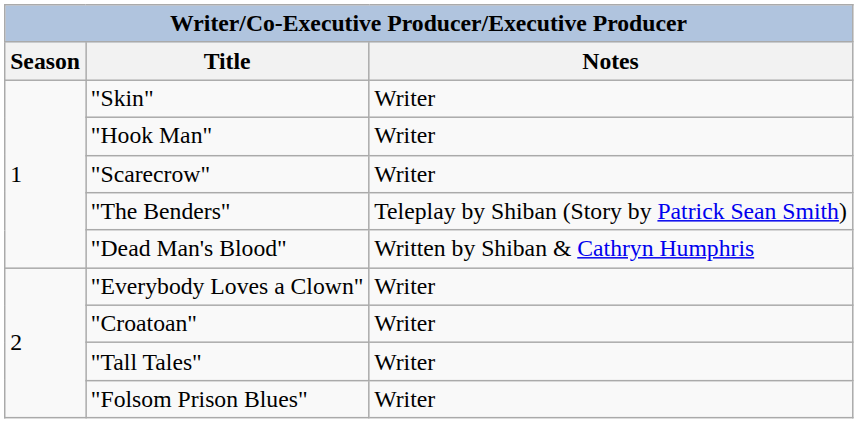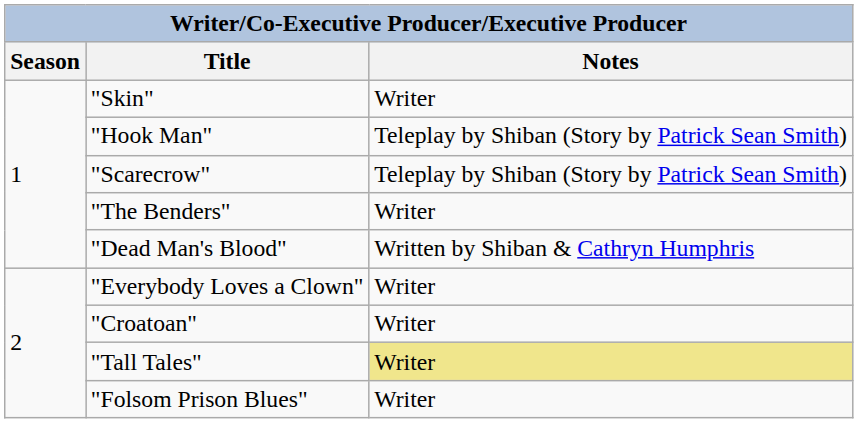(405, 135) Writer -> (611, 135) Teleplay by Shiban (Story by Patrick Sean Smith)
(405, 173) Writer -> (611, 173) Teleplay by Shiban (Story by Patrick Sean Smith)
(611, 211) Teleplay by Shiban (Story by Patrick Sean Smith) -> (405, 211) Writer
(405, 361) no background -> (405, 361) khaki background
